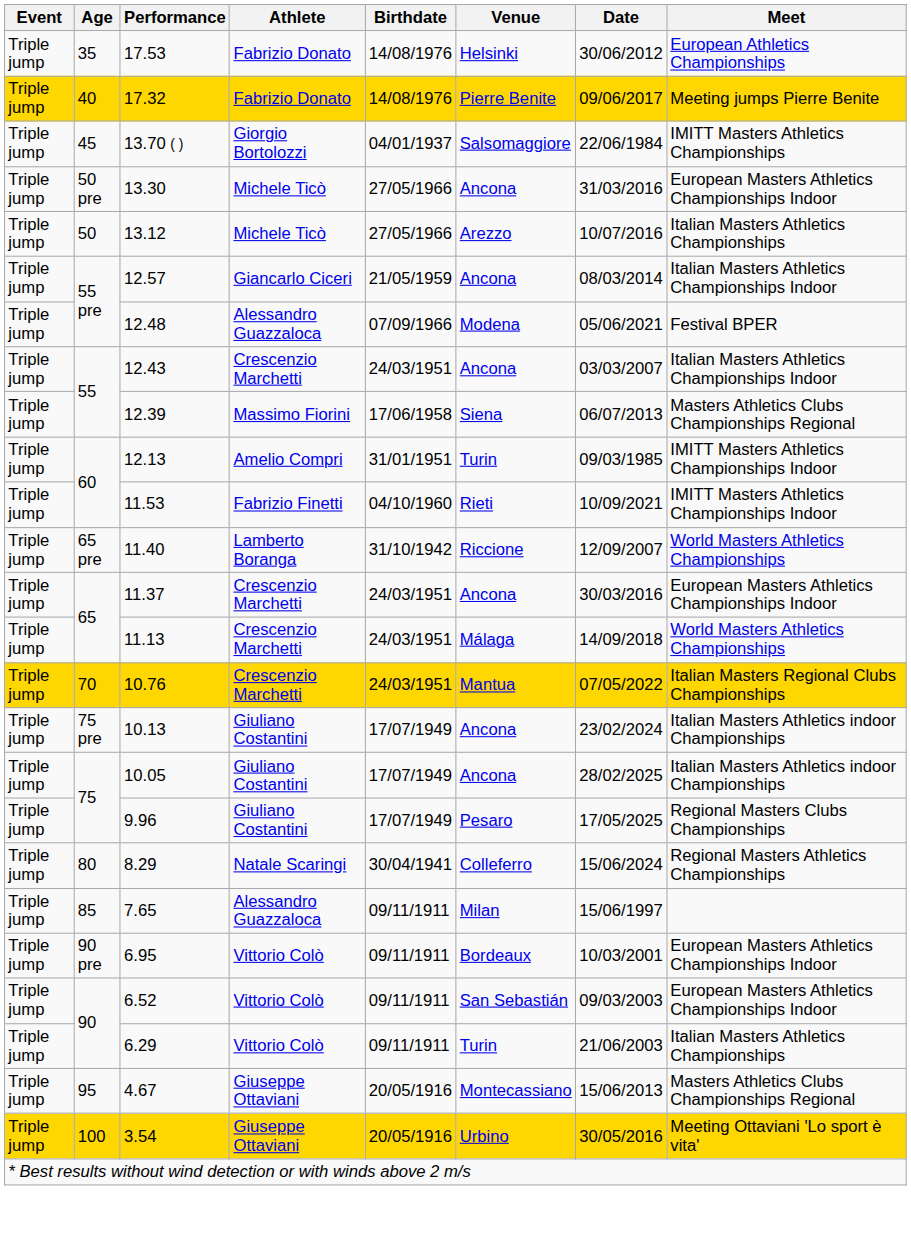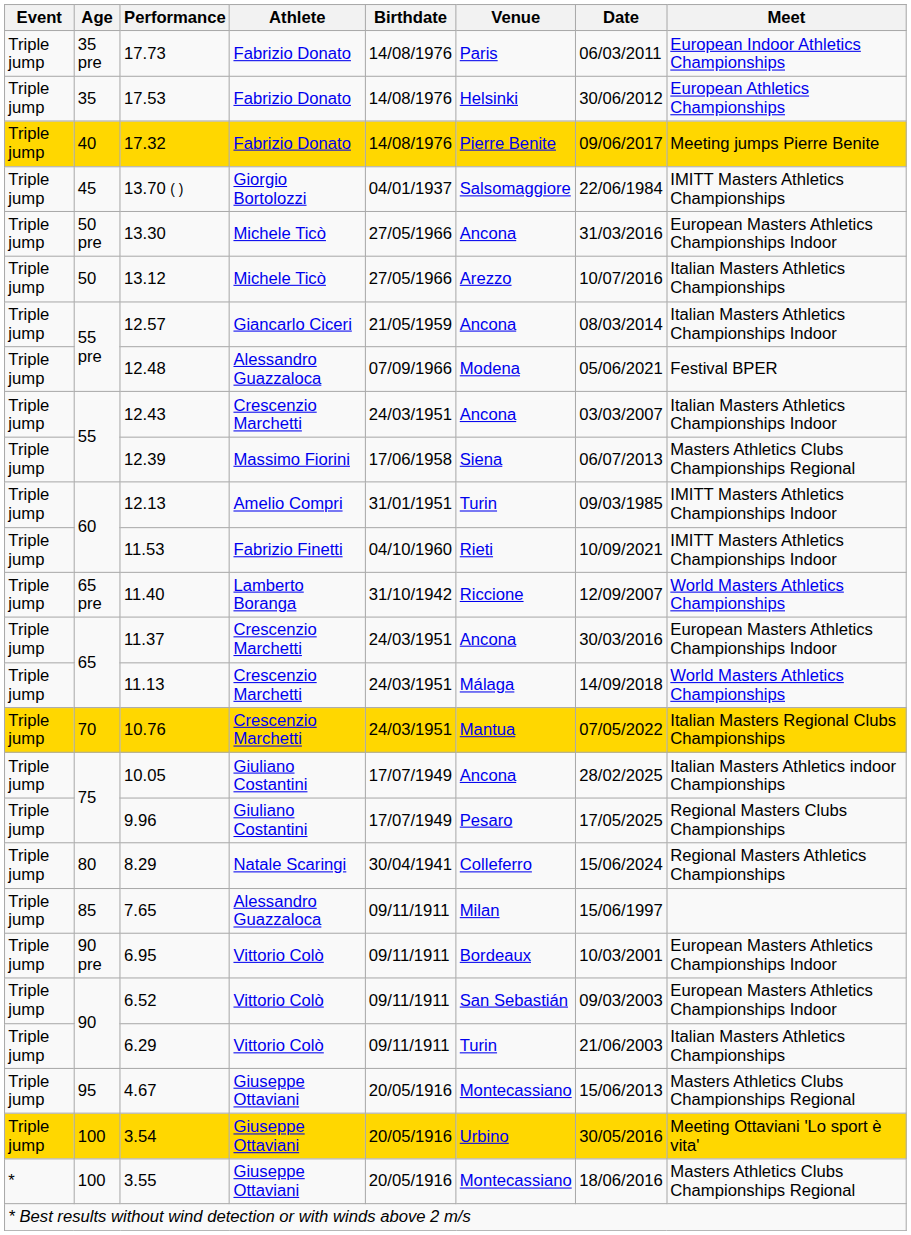+ row: (145, 53)
- row: (145, 730)
+ row: (140, 1181)
